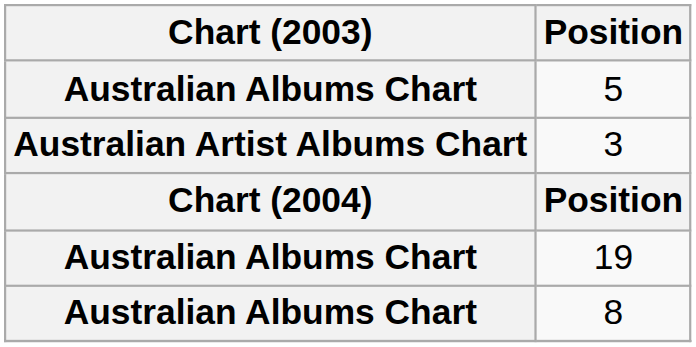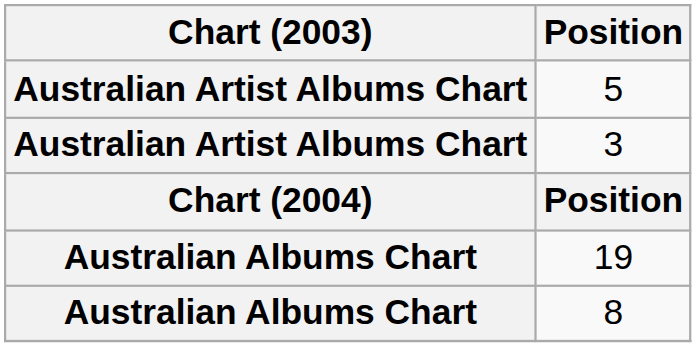(270, 88) Australian Albums Chart -> (270, 88) Australian Artist Albums Chart
